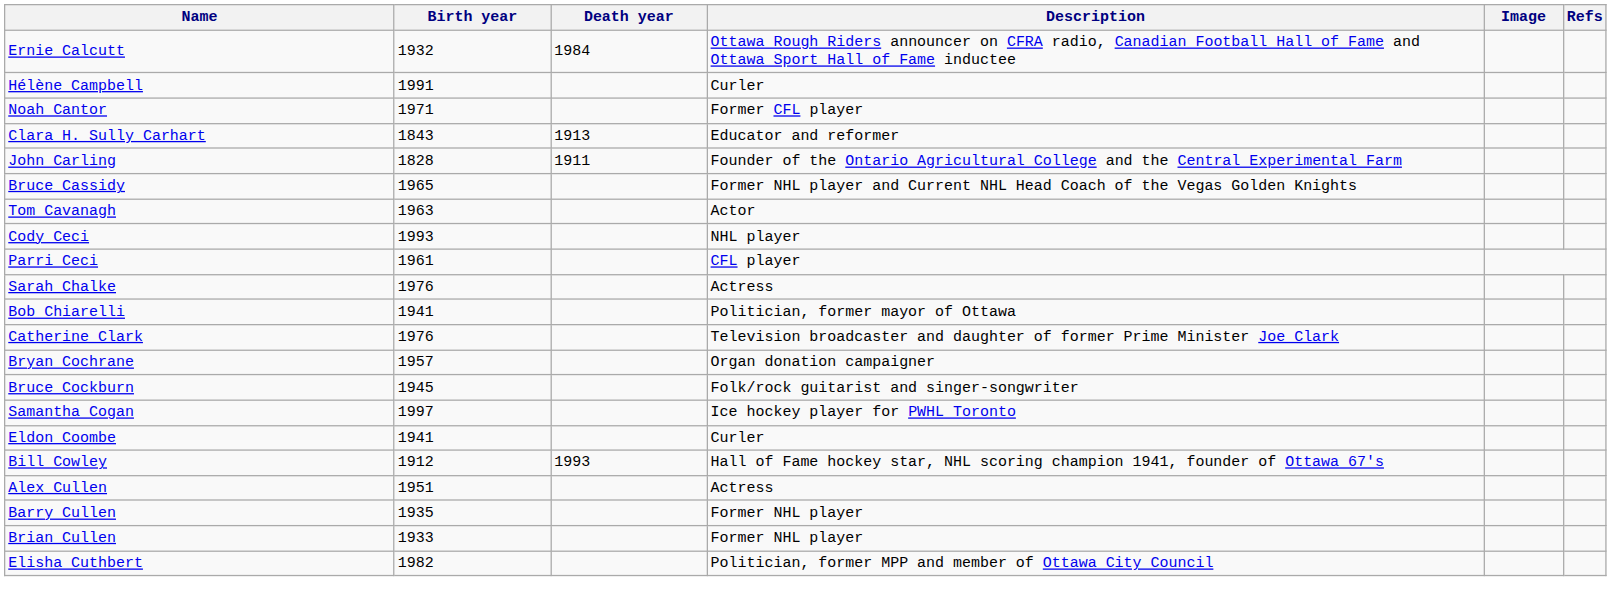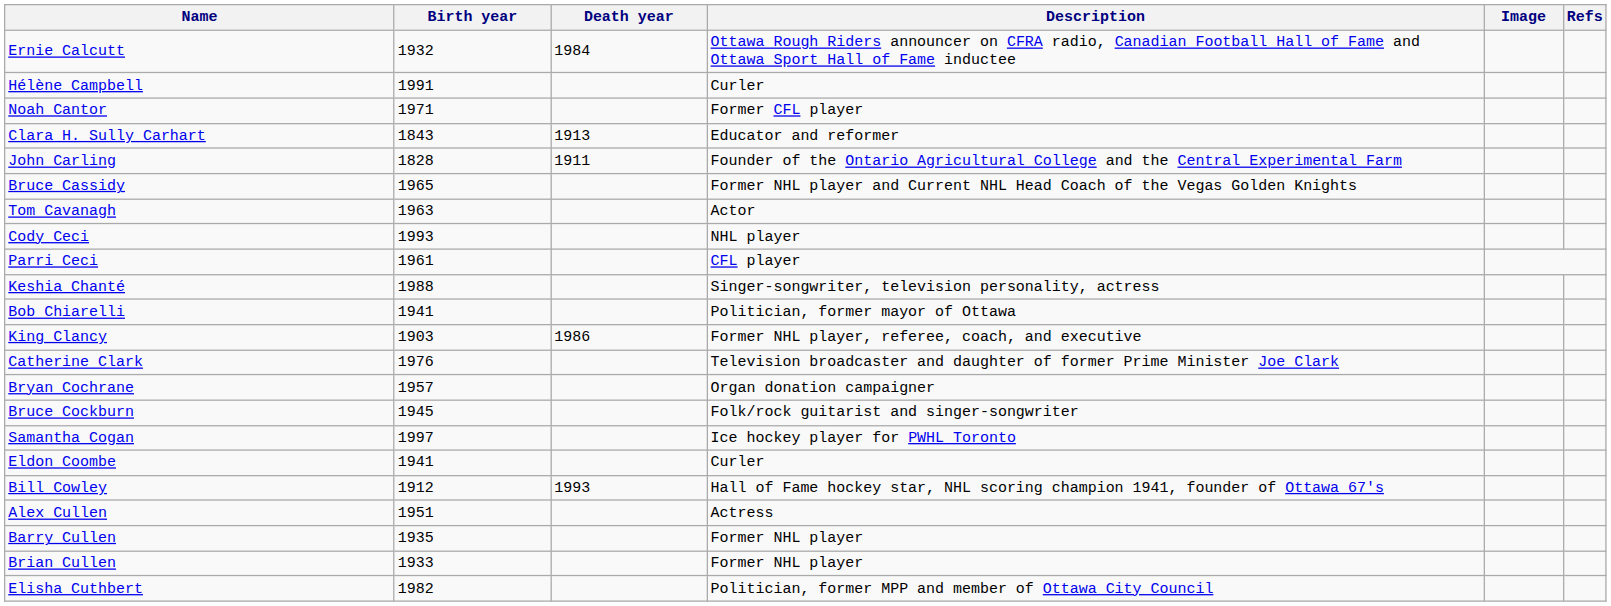- row: (62, 286)
+ row: (67, 286)
+ row: (58, 337)
